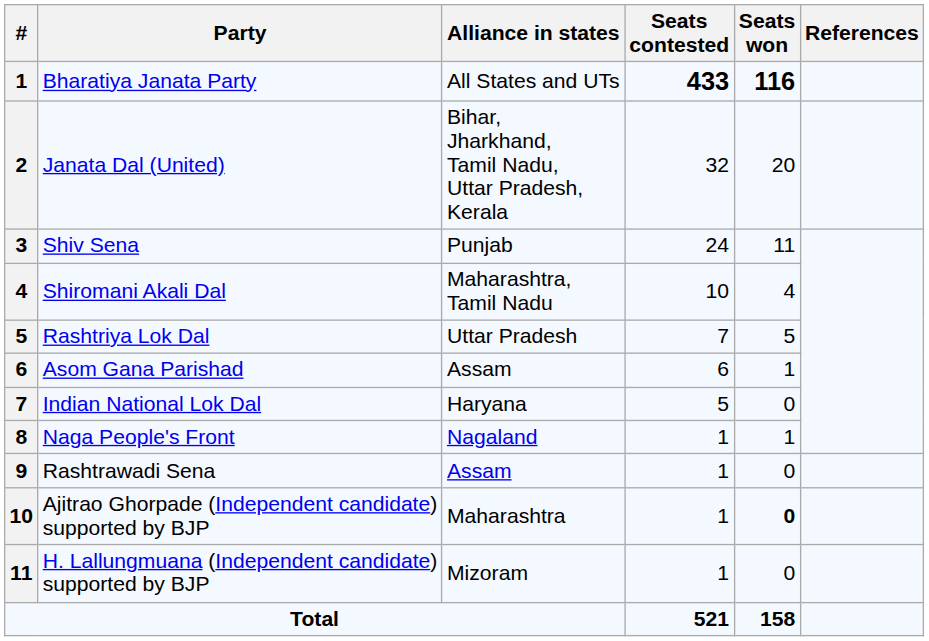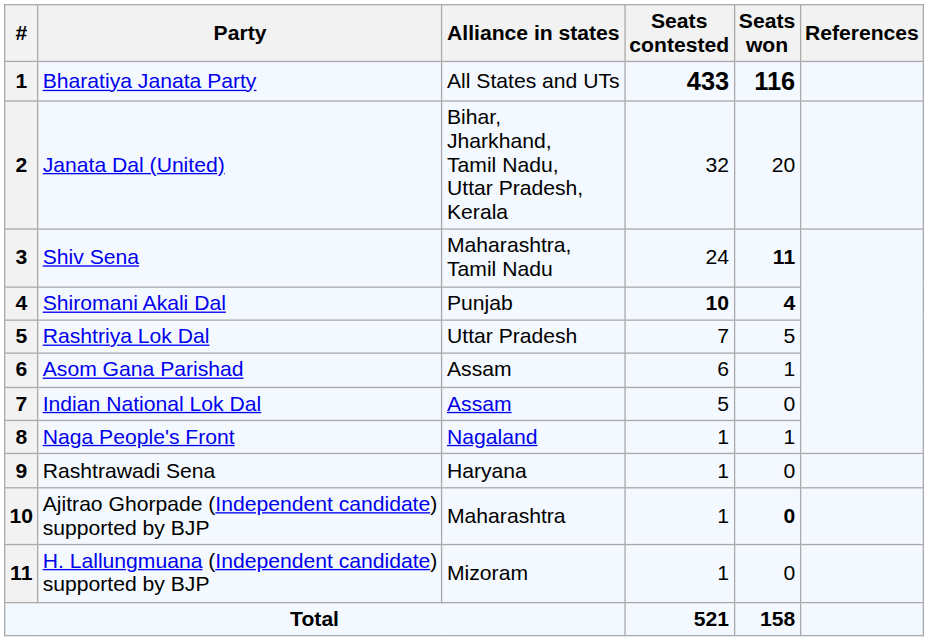(480, 245) Punjab -> (509, 257) Maharashtra, Tamil Nadu
(784, 245) normal -> (784, 257) bold
(509, 291) Maharashtra, Tamil Nadu -> (480, 303) Punjab
(717, 291) normal -> (717, 303) bold
(789, 291) normal -> (789, 303) bold
(487, 403) Haryana -> (479, 403) Assam
(479, 470) Assam -> (487, 470) Haryana
